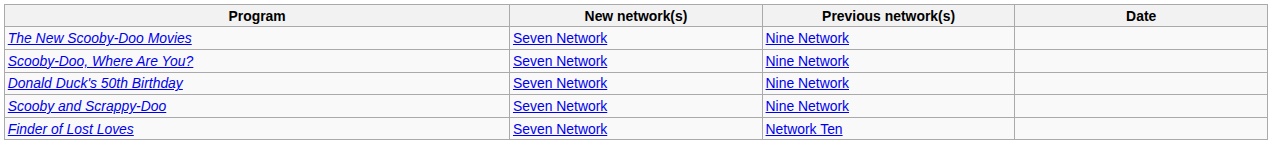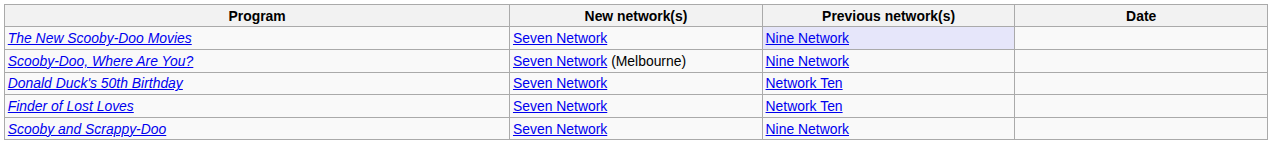(807, 38) no background -> (807, 38) lavender background
(560, 61) Seven Network -> (600, 61) Seven Network (Melbourne)
(807, 83) Nine Network -> (804, 83) Network Ten
rows swapped: (71, 128) <-> (87, 106)
